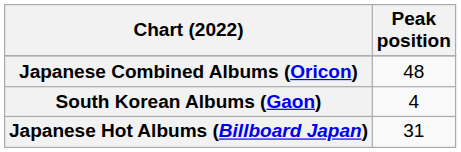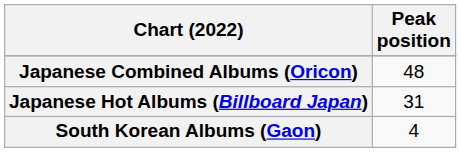rows swapped: (188, 131) <-> (188, 101)
